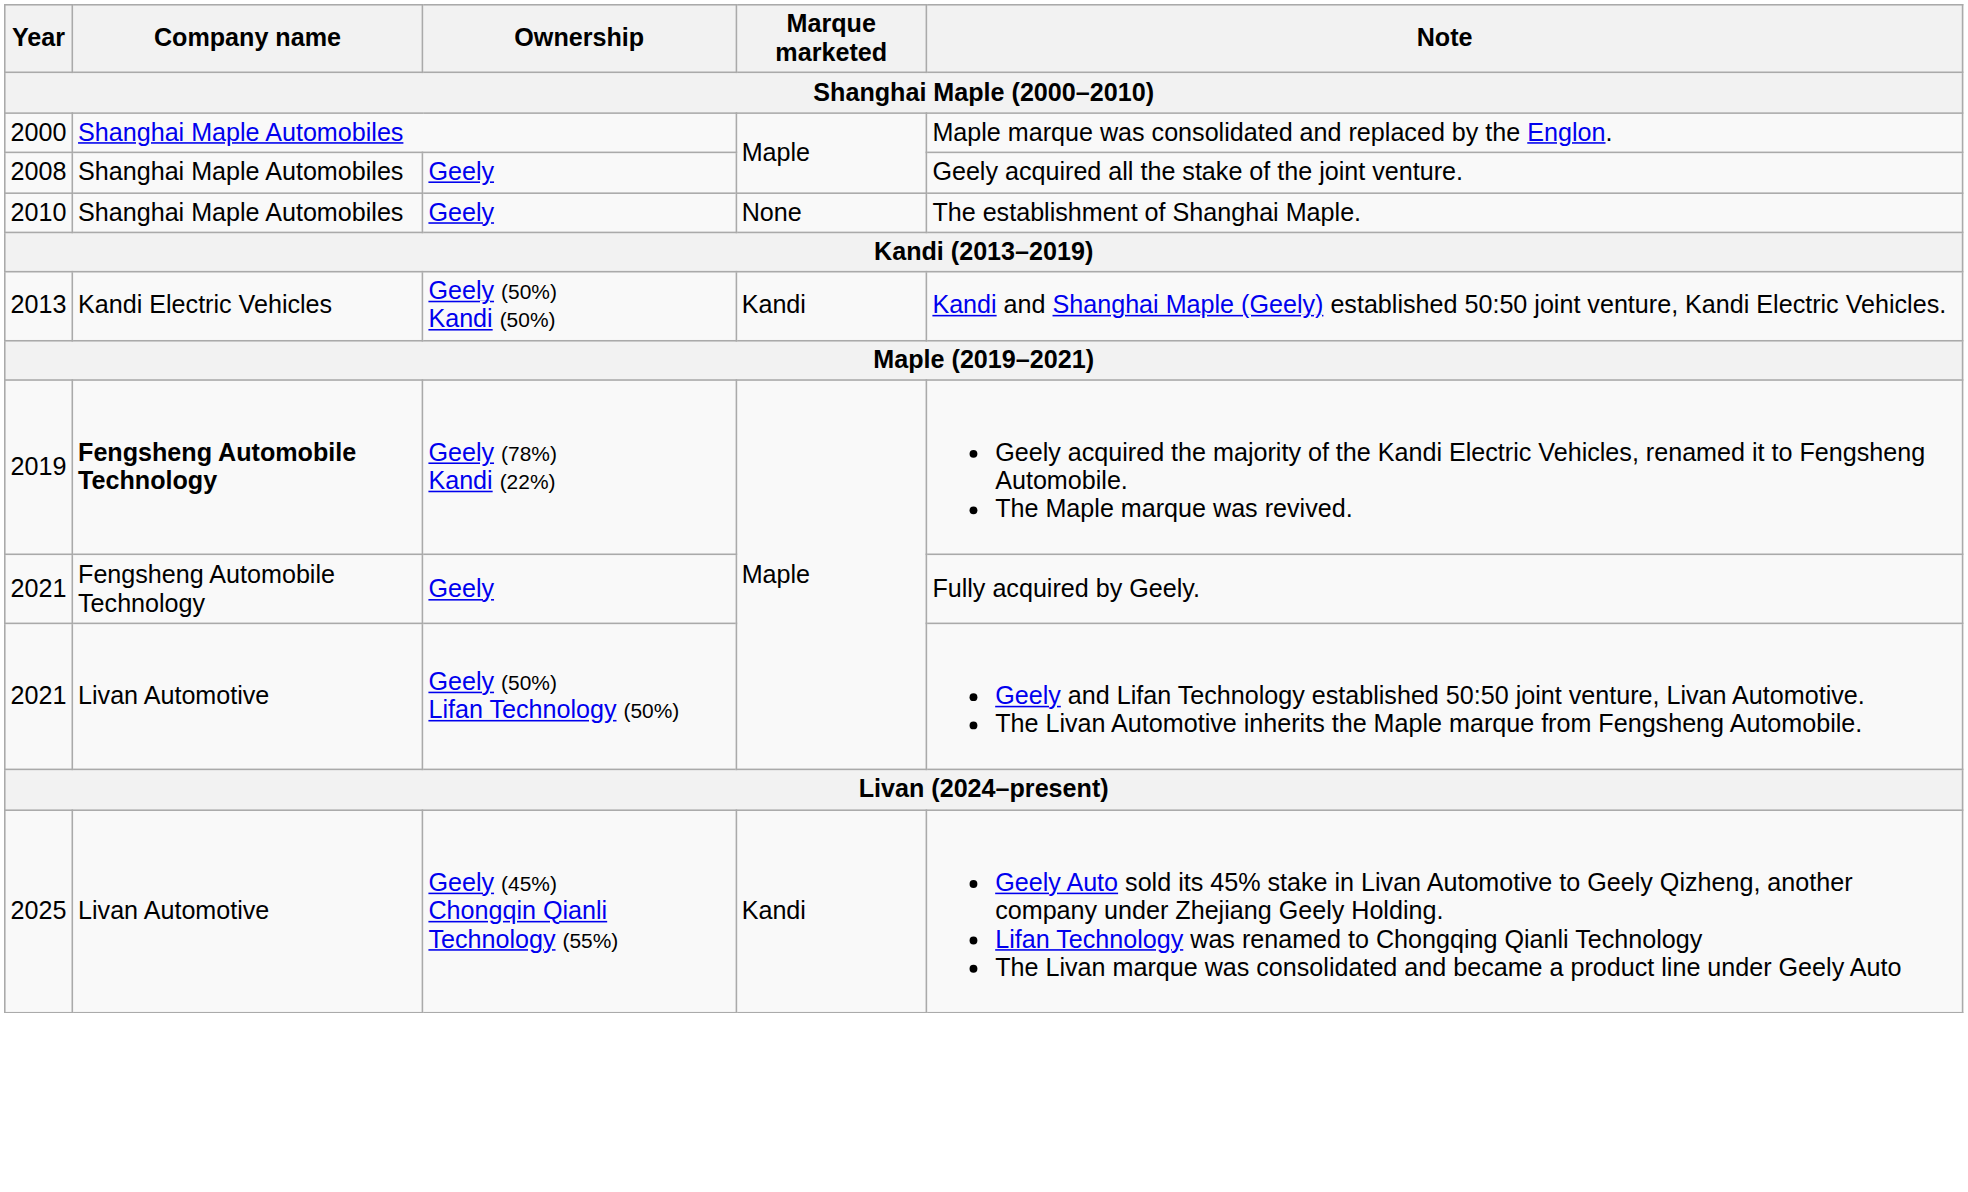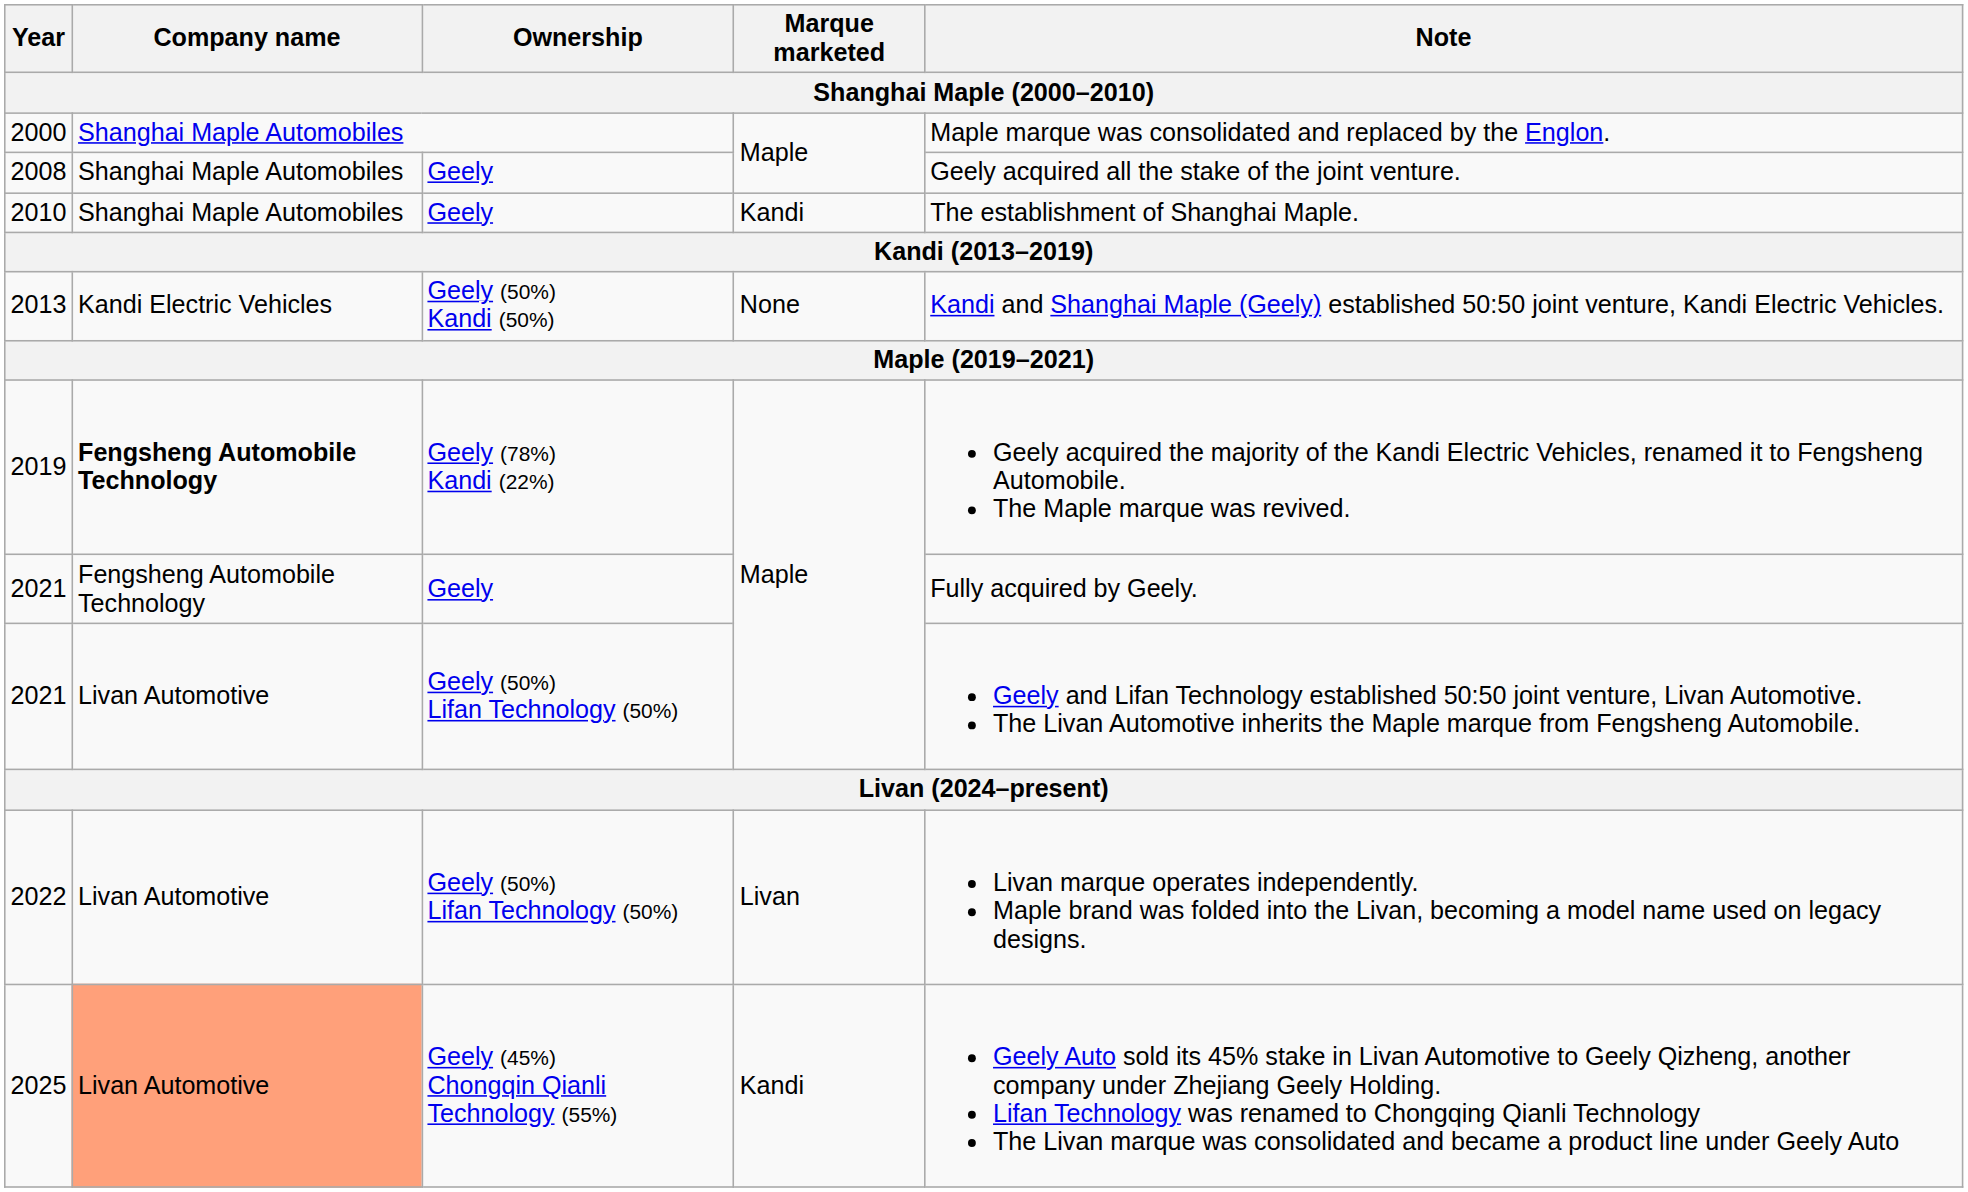(772, 212) None -> (772, 212) Kandi
(774, 305) Kandi -> (770, 305) None
+ row: (39, 896)
(174, 910) no background -> (174, 1085) lightsalmon background
